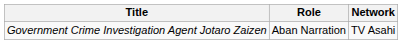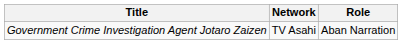columns swapped: (309, 13) <-> (373, 13)
